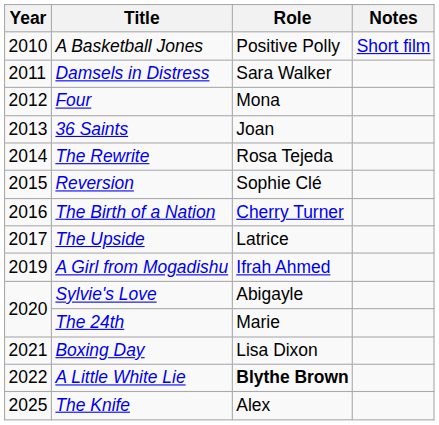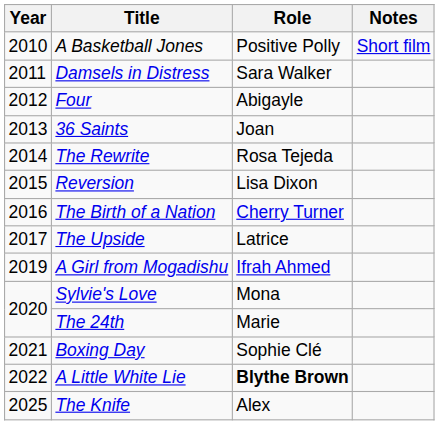(258, 101) Mona -> (270, 101) Abigayle
(279, 184) Sophie Clé -> (277, 184) Lisa Dixon
(270, 294) Abigayle -> (258, 294) Mona
(277, 350) Lisa Dixon -> (279, 350) Sophie Clé
